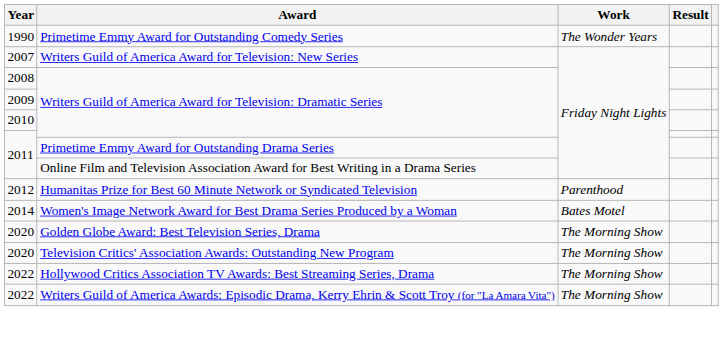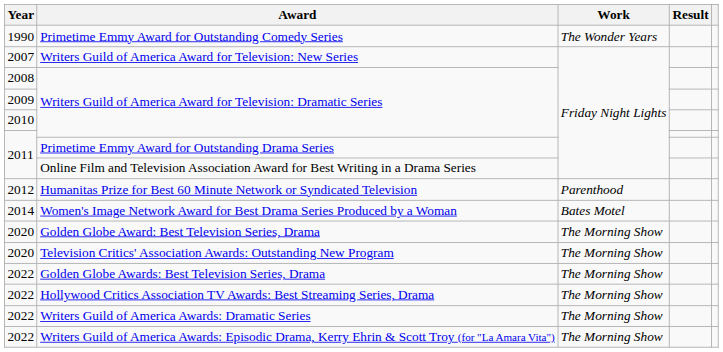+ row: (21, 273)
+ row: (21, 316)
